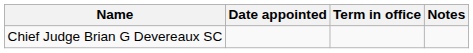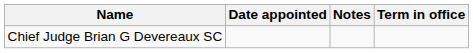columns swapped: (377, 15) <-> (446, 15)
